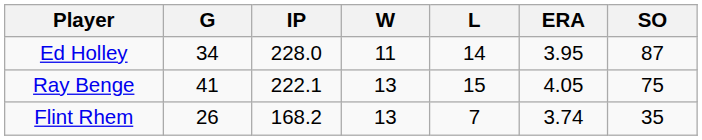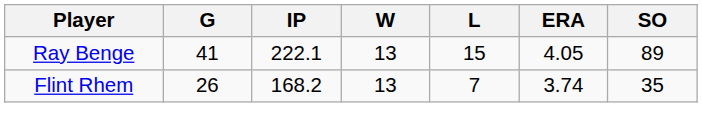- row: (84, 53)
(652, 85) 75 -> (652, 53) 89
